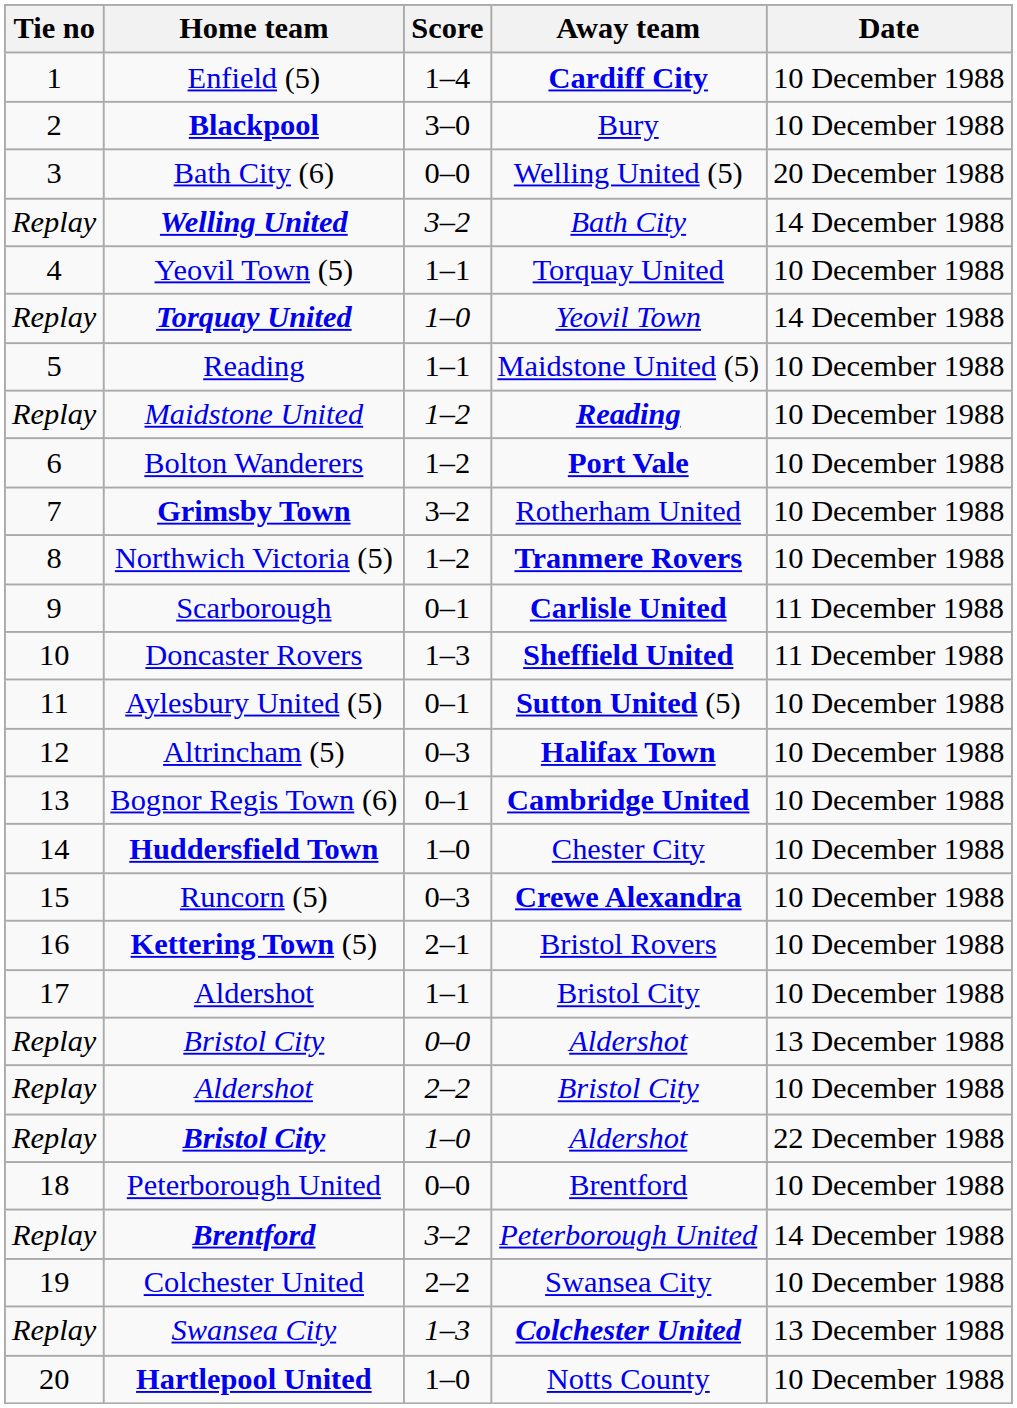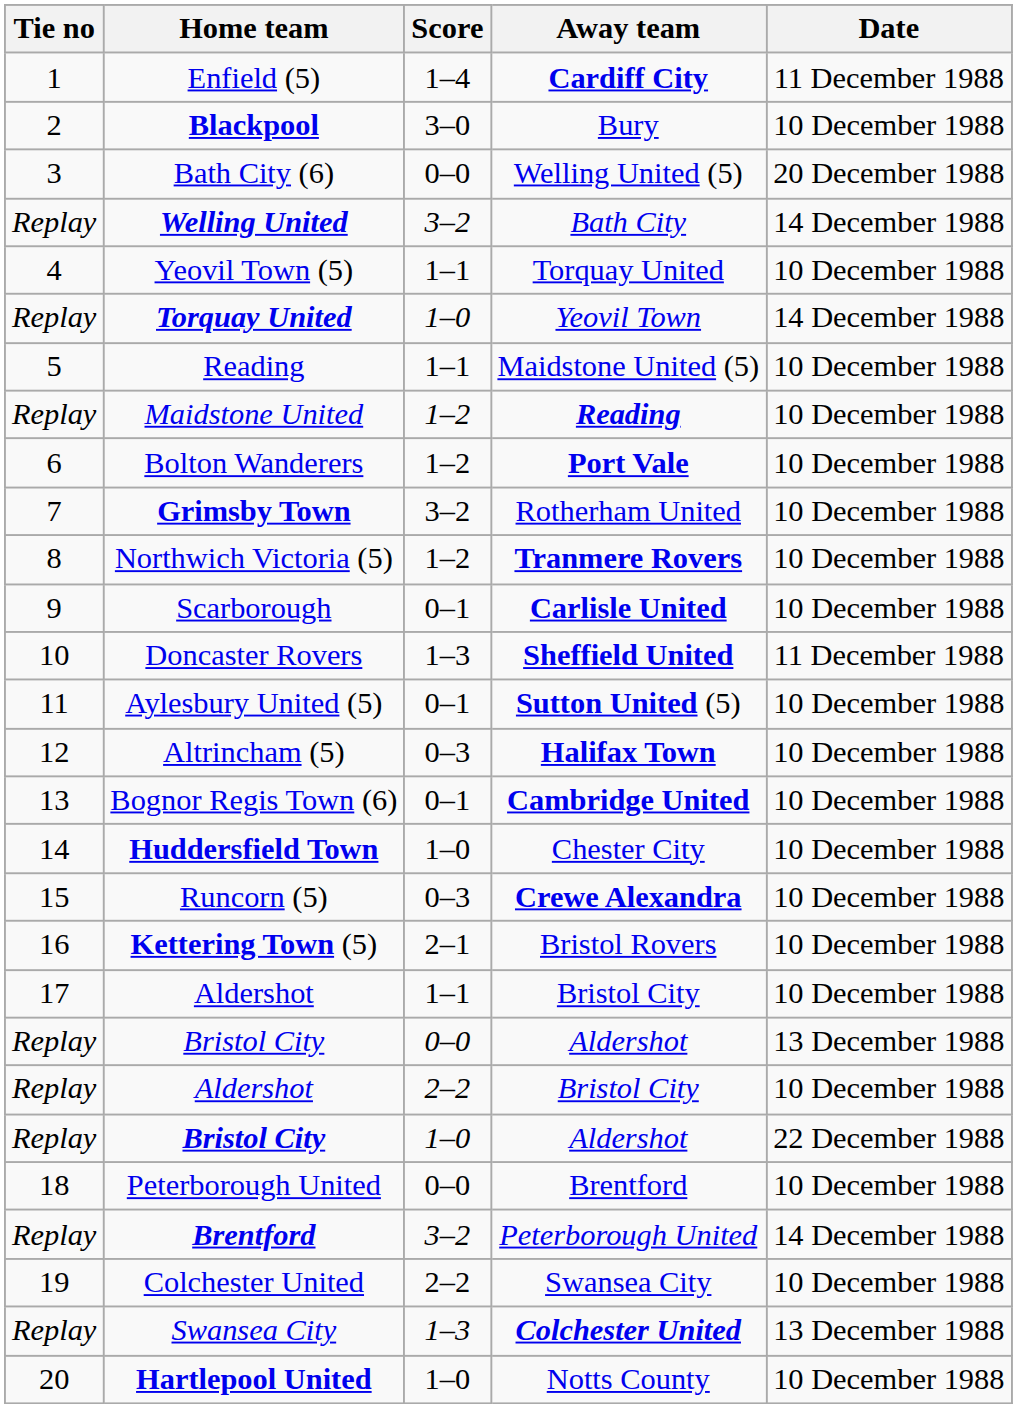(889, 76) 10 December 1988 -> (889, 76) 11 December 1988
(889, 607) 11 December 1988 -> (889, 607) 10 December 1988
